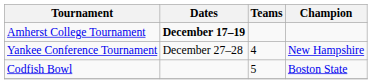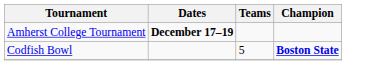- row: (82, 50)
(318, 69) normal -> (307, 50) bold
